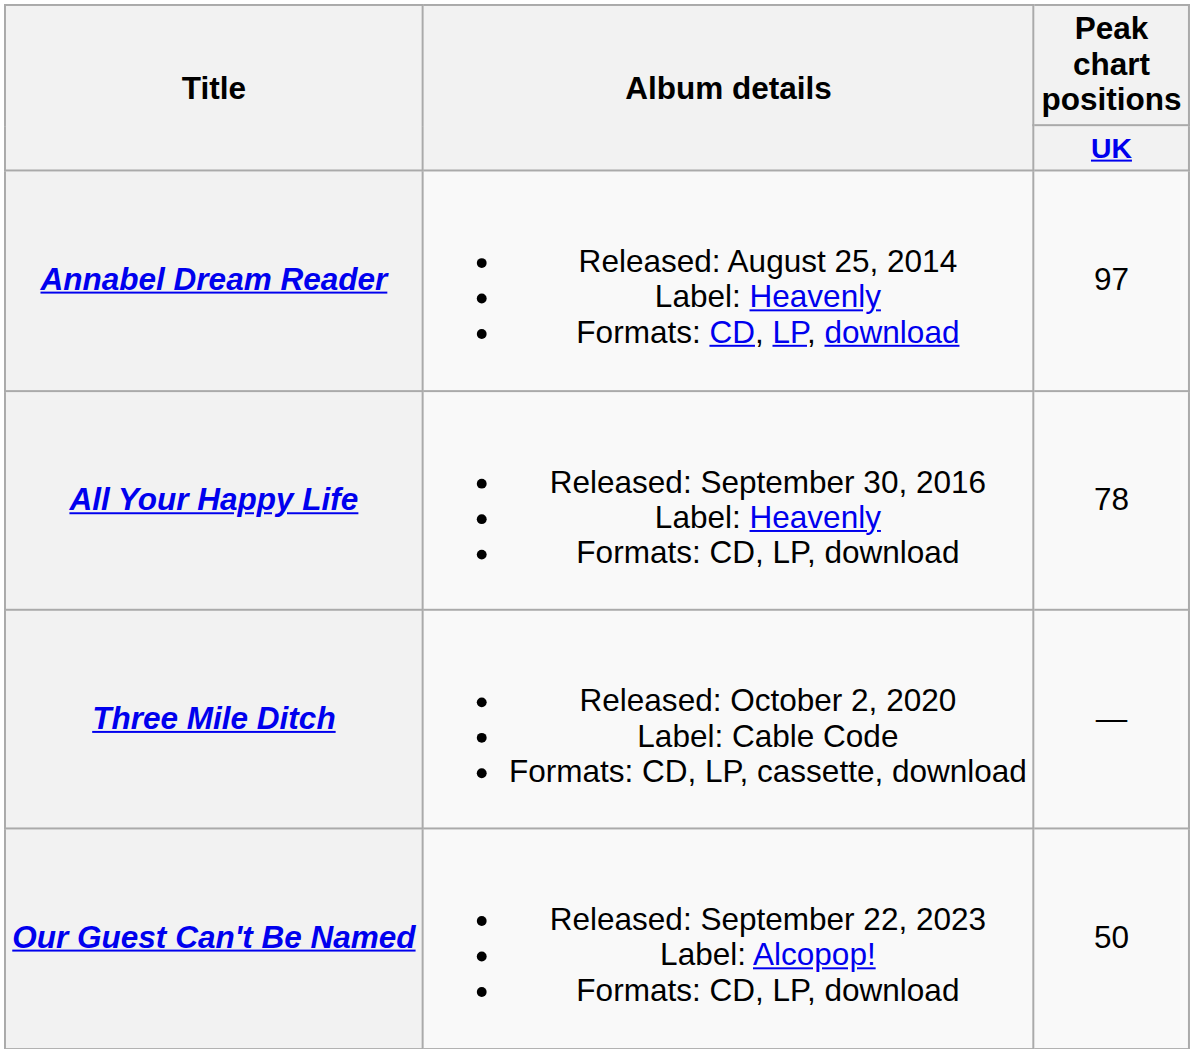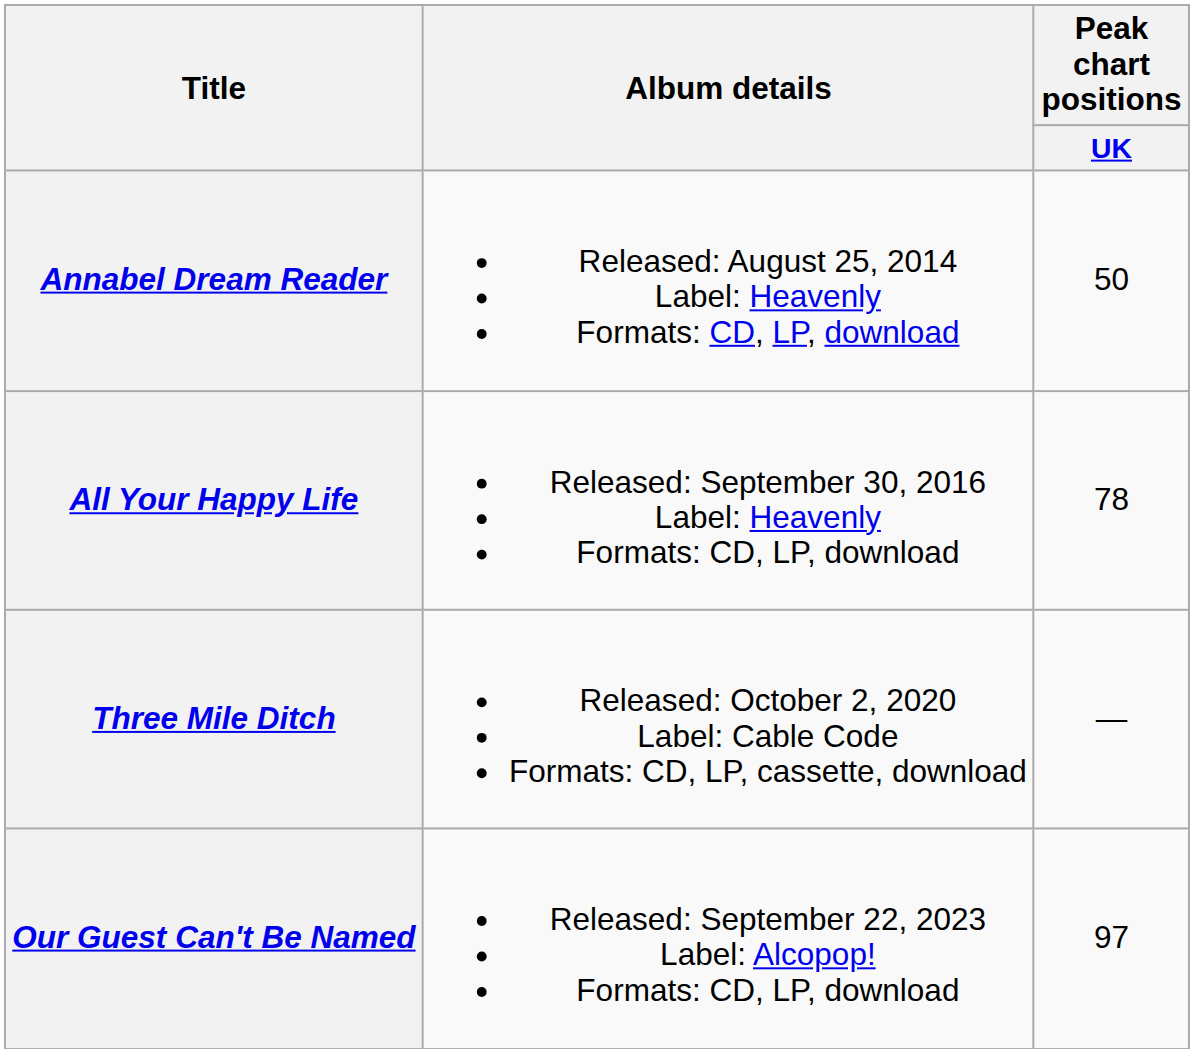(1111, 279) 97 -> (1111, 279) 50
(1111, 938) 50 -> (1111, 938) 97
